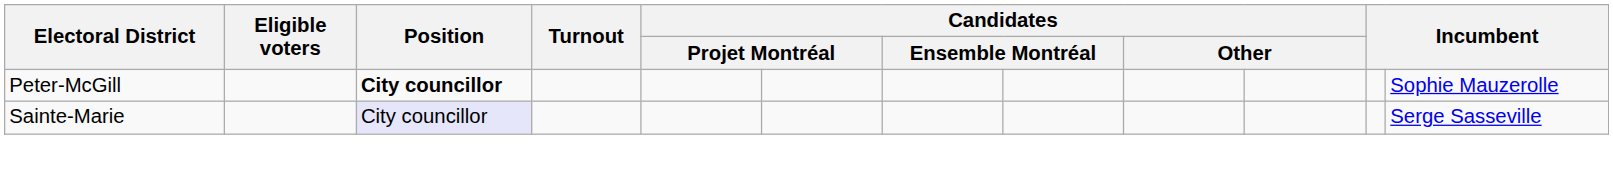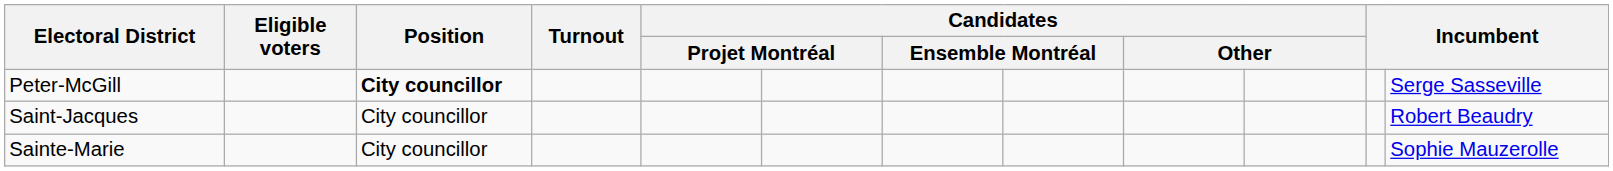(1474, 85) Sophie Mauzerolle -> (1466, 85) Serge Sasseville
+ row: (74, 117)
(424, 117) lavender background -> (424, 149) no background
(1466, 117) Serge Sasseville -> (1474, 149) Sophie Mauzerolle
